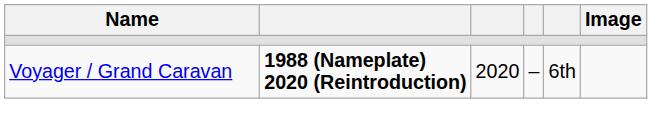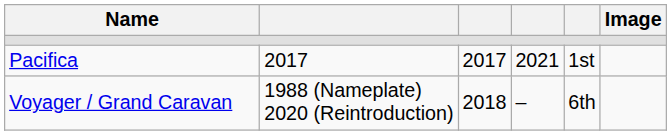+ row: (44, 60)
(365, 71) bold -> (359, 102) normal
(497, 71) 2020 -> (484, 102) 2018
